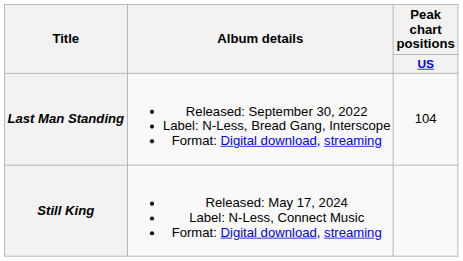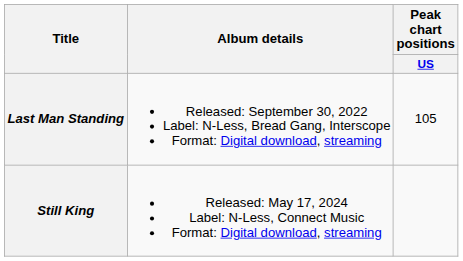(426, 119) 104 -> (426, 119) 105
